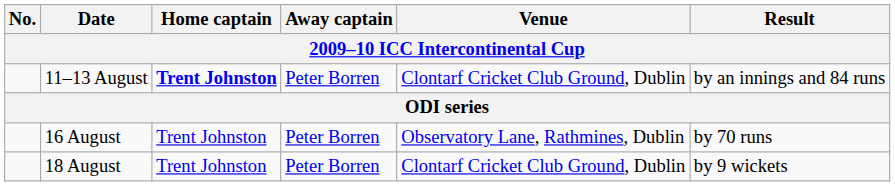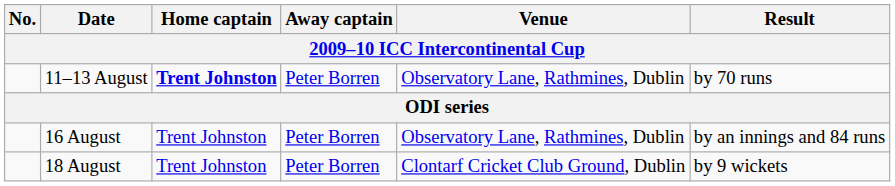(543, 78) Clontarf Cricket Club Ground, Dublin -> (543, 78) Observatory Lane, Rathmines, Dublin
(790, 78) by an innings and 84 runs -> (733, 78) by 70 runs
(733, 136) by 70 runs -> (790, 136) by an innings and 84 runs
